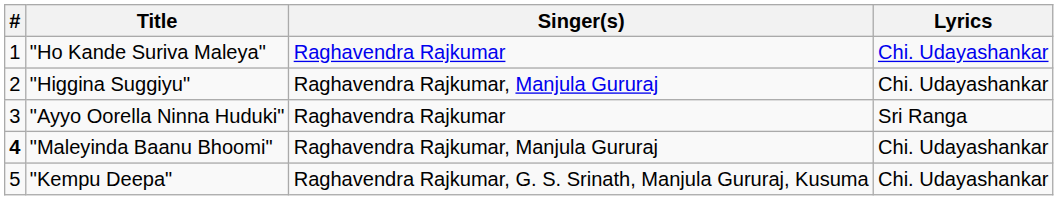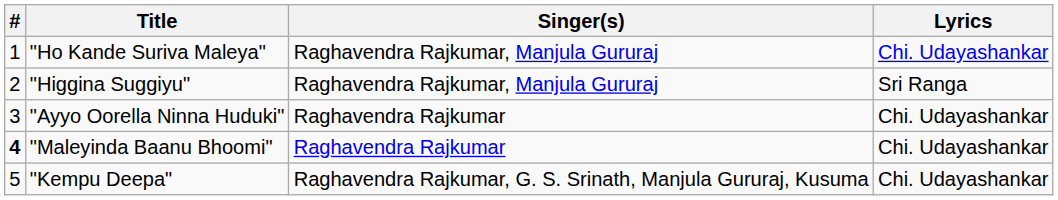(400, 52) Raghavendra Rajkumar -> (476, 52) Raghavendra Rajkumar, Manjula Gururaj
(963, 84) Chi. Udayashankar -> (923, 84) Sri Ranga
(923, 116) Sri Ranga -> (963, 116) Chi. Udayashankar
(476, 148) Raghavendra Rajkumar, Manjula Gururaj -> (400, 148) Raghavendra Rajkumar
